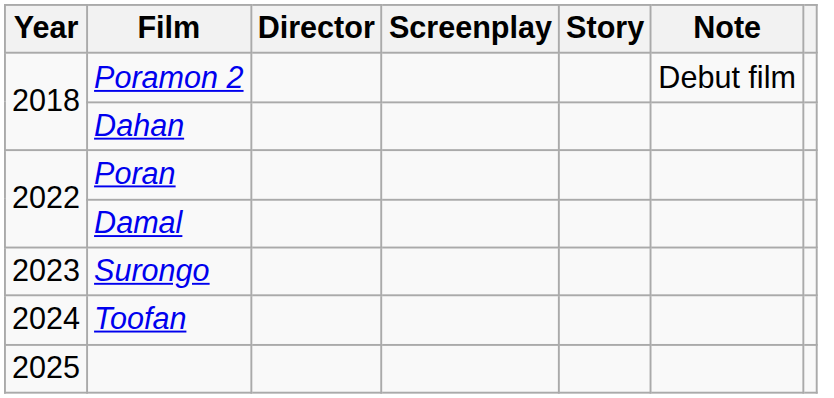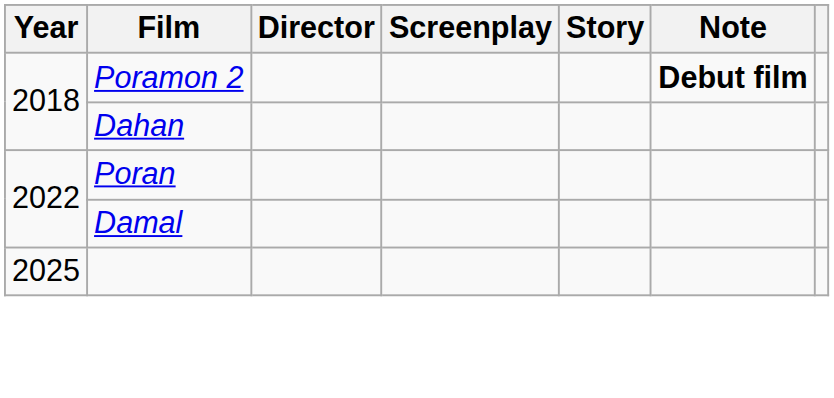(727, 77) normal -> (733, 77) bold
- row: (152, 271)
- row: (140, 319)
